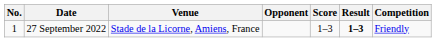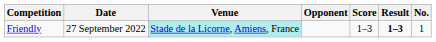columns swapped: (14, 12) <-> (402, 12)
(185, 28) no background -> (225, 28) paleturquoise background
